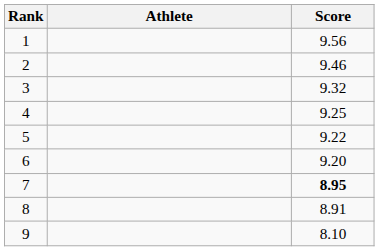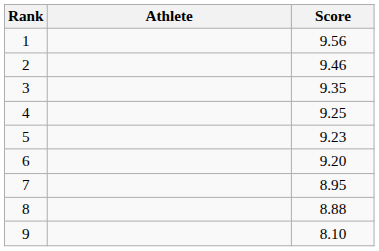(333, 88) 9.32 -> (333, 88) 9.35
(333, 137) 9.22 -> (333, 137) 9.23
(333, 185) bold -> (333, 185) normal
(333, 209) 8.91 -> (333, 209) 8.88
